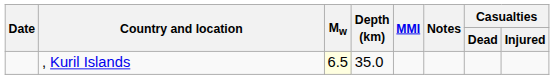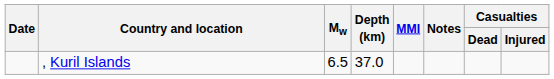(338, 62) lightyellow background -> (338, 62) no background
(369, 62) 35.0 -> (369, 62) 37.0
